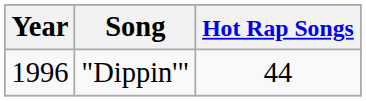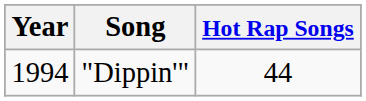(40, 72) 1996 -> (40, 72) 1994
